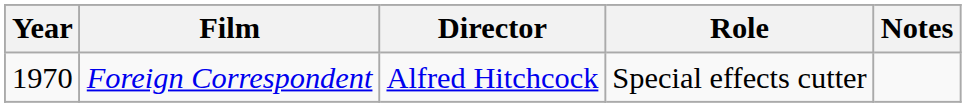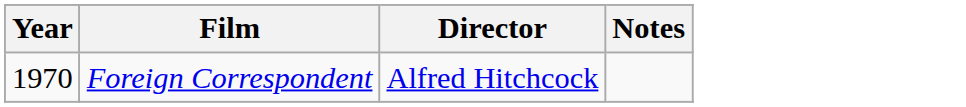- column: (740, 28)
